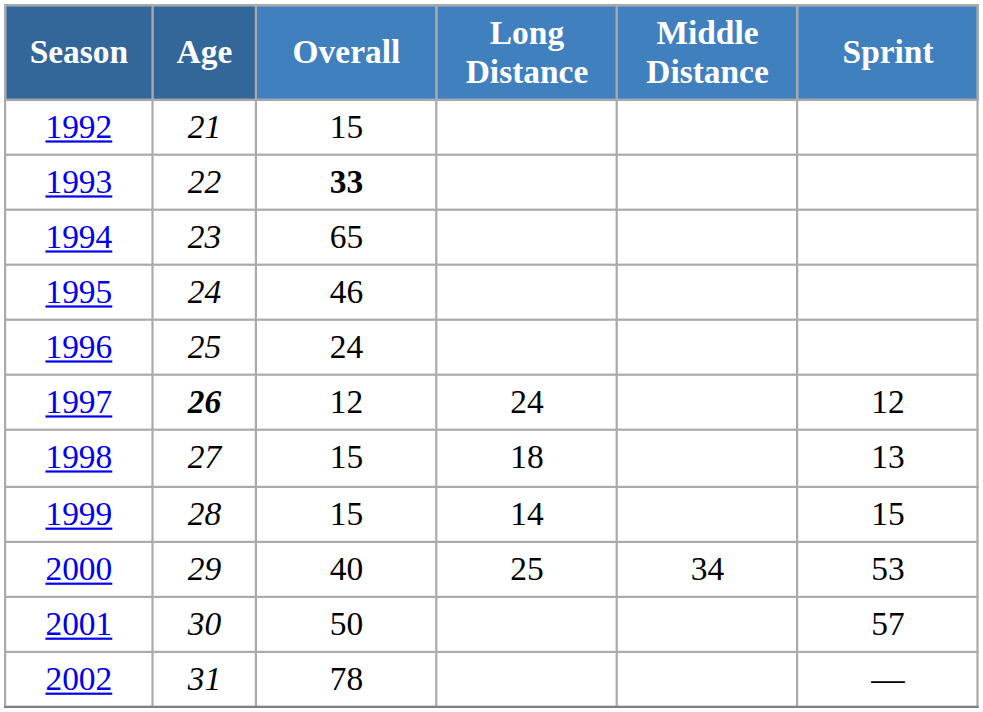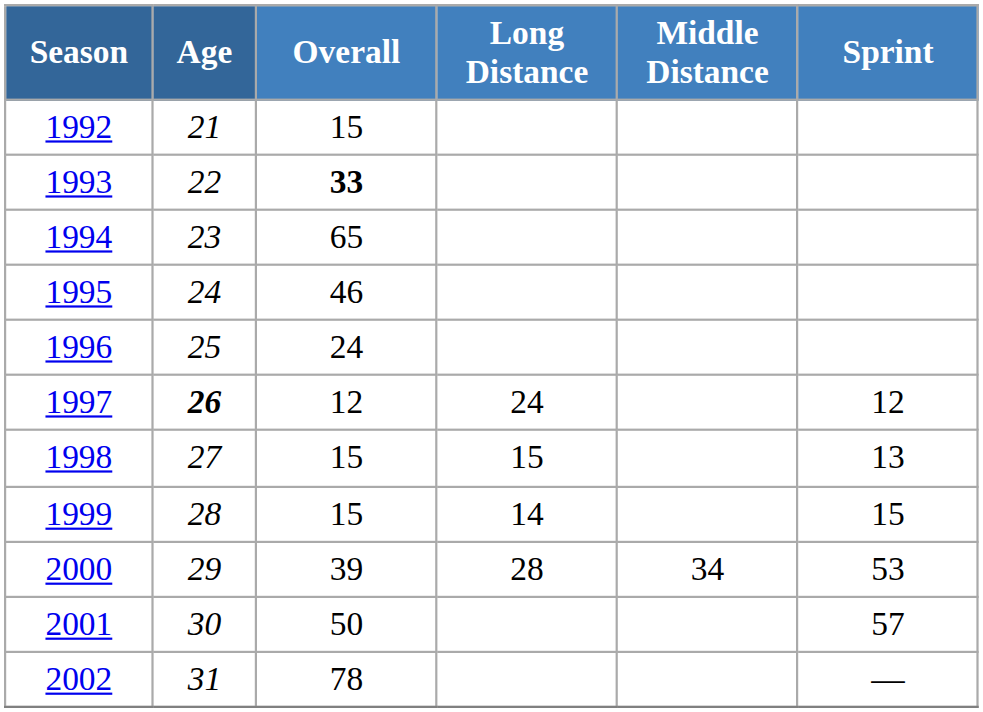(527, 457) 18 -> (527, 457) 15
(346, 568) 40 -> (346, 568) 39
(527, 568) 25 -> (527, 568) 28
